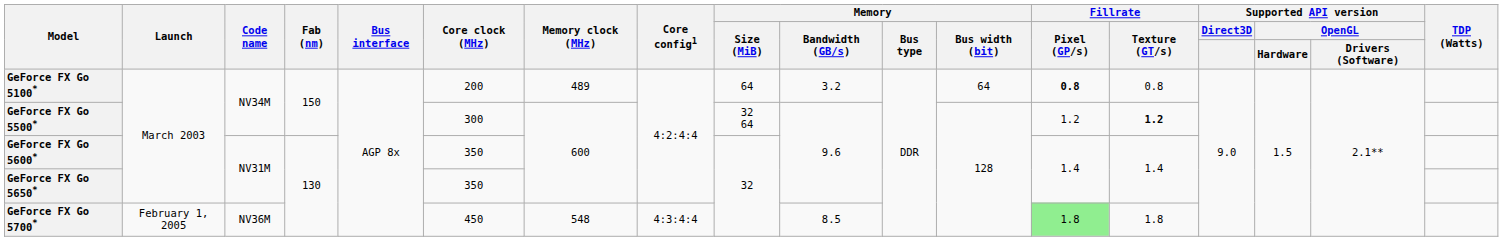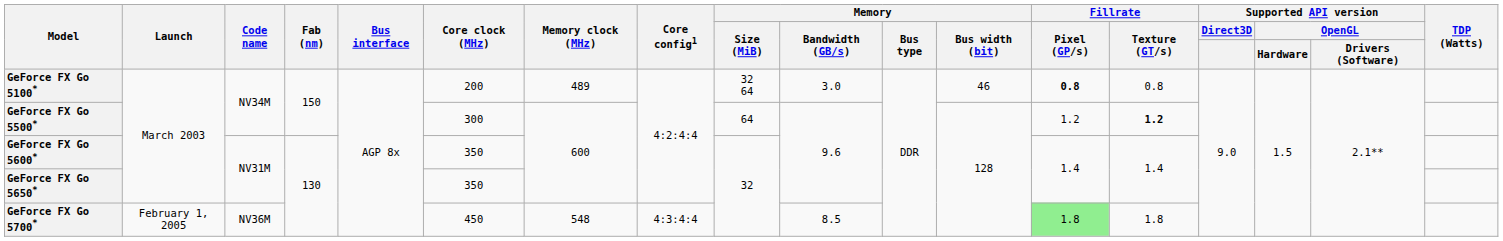(747, 86) 64 -> (747, 86) 32 64
(831, 86) 3.2 -> (831, 86) 3.0
(984, 86) 64 -> (984, 86) 46
(747, 119) 32 64 -> (747, 119) 64
